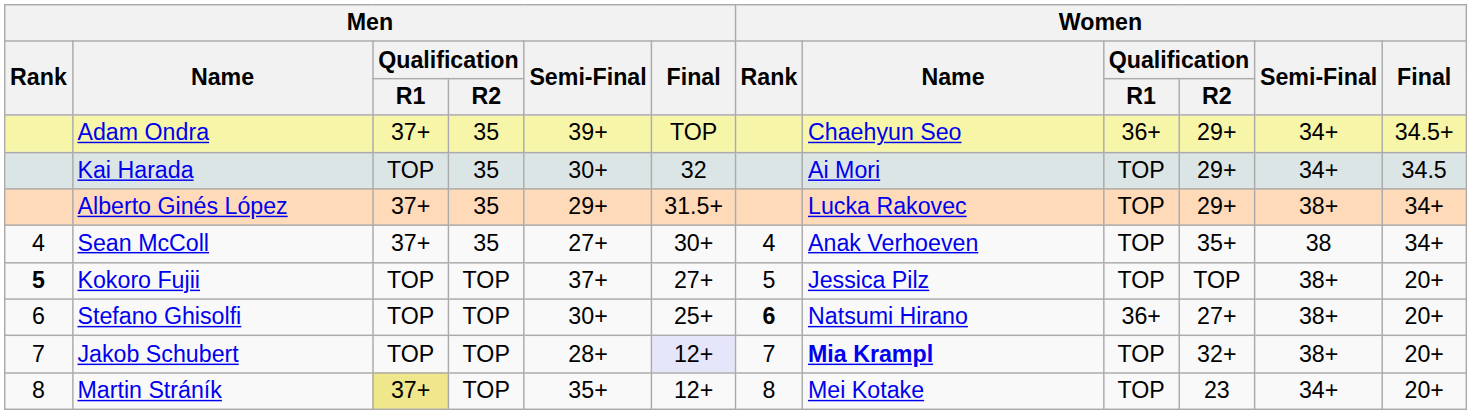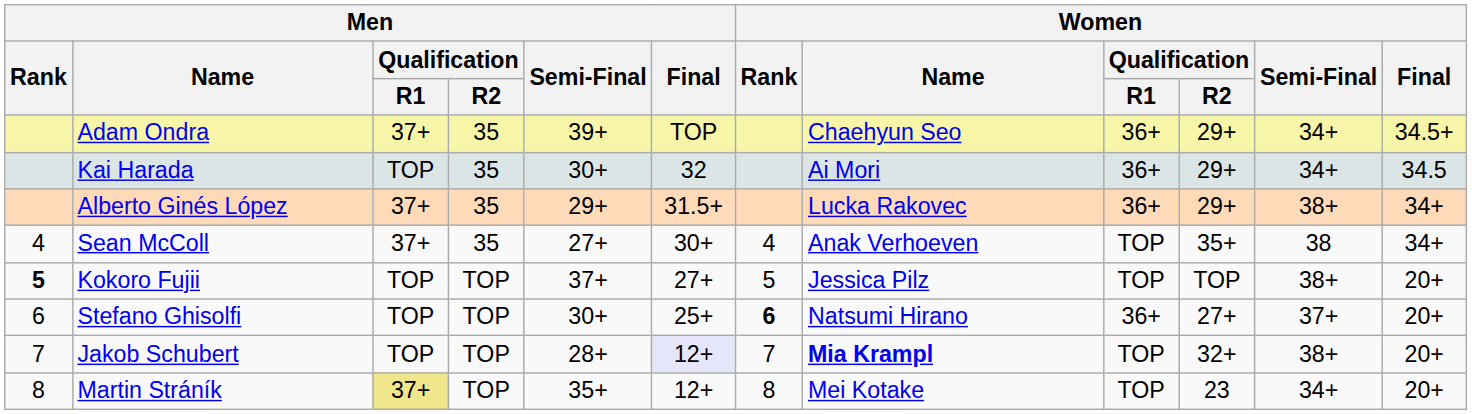(1141, 170) TOP -> (1141, 170) 36+
(1141, 206) TOP -> (1141, 206) 36+
(1319, 317) 38+ -> (1319, 317) 37+
